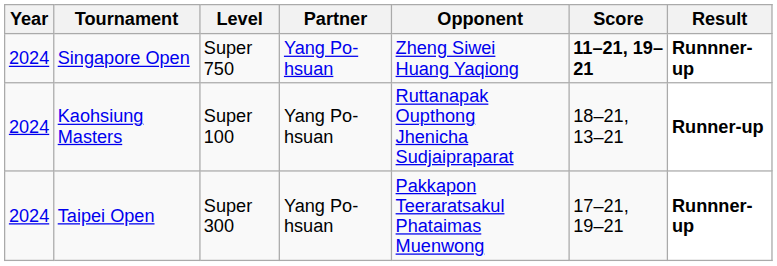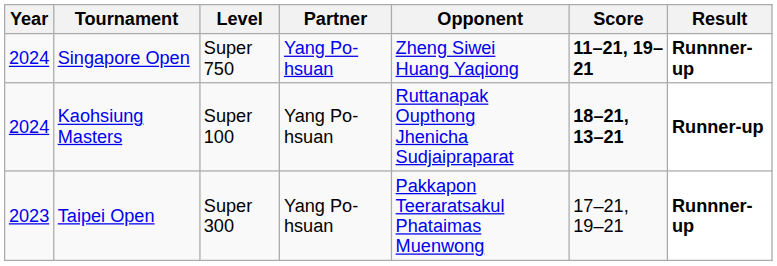(601, 127) normal -> (601, 127) bold
(29, 216) 2024 -> (29, 216) 2023
